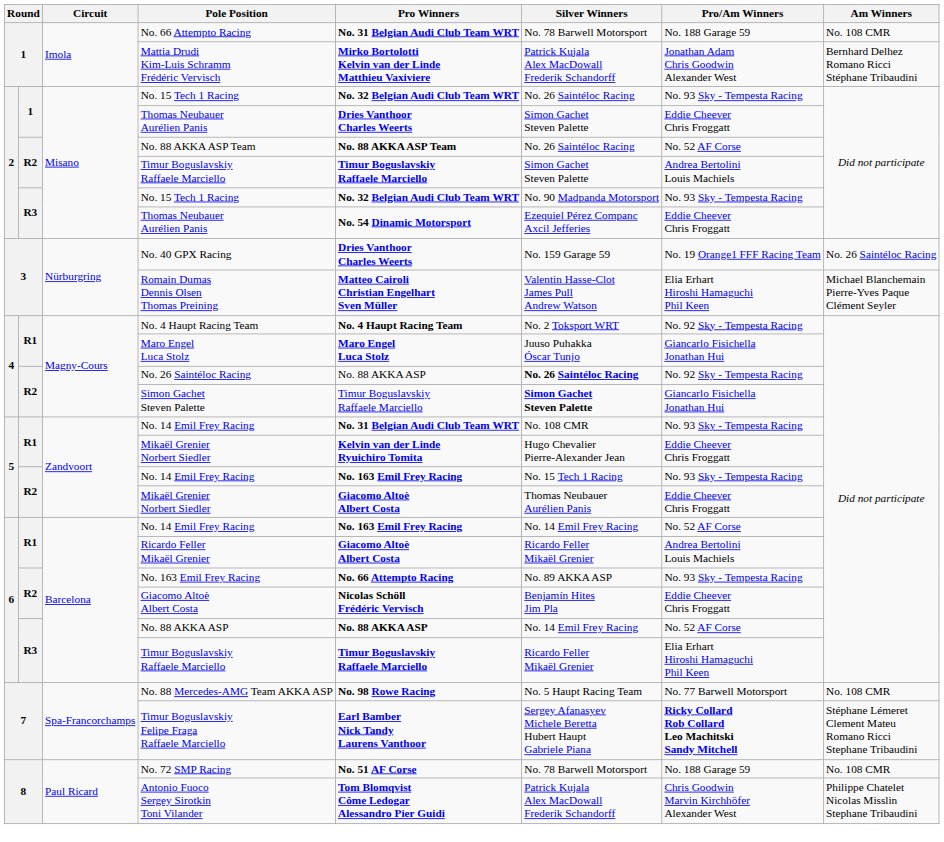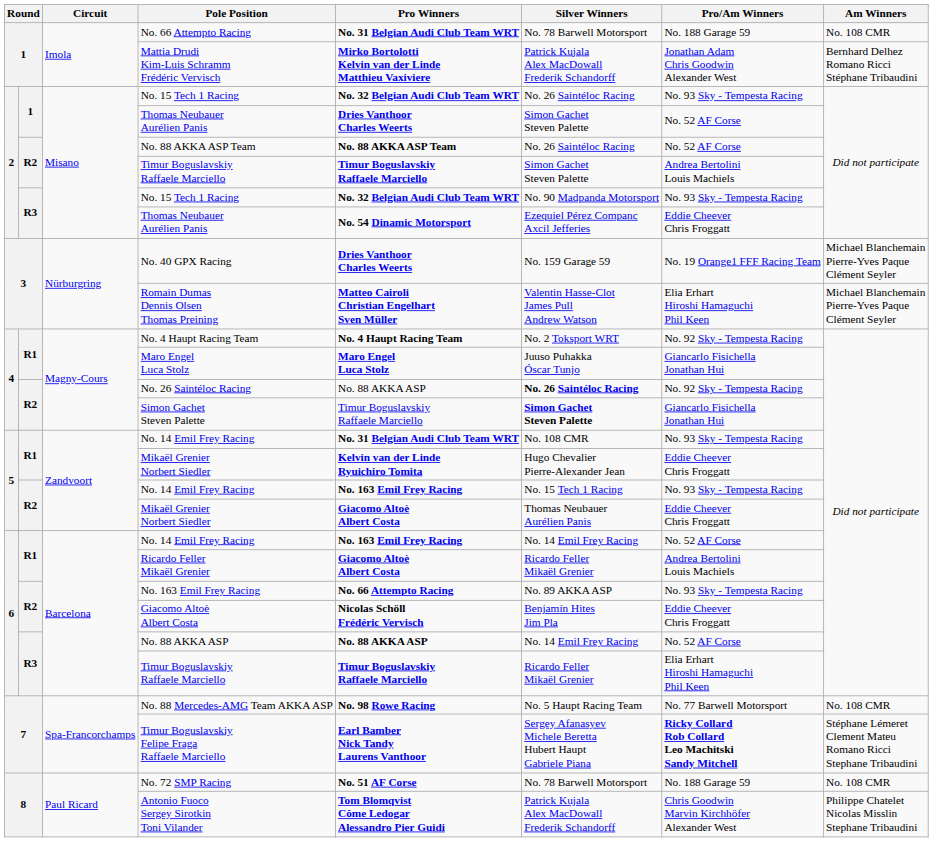(698, 121) Eddie Cheever Chris Froggatt -> (703, 121) No. 52 AF Corse
(881, 254) No. 26 Saintéloc Racing -> (876, 260) Michael Blanchemain Pierre-Yves Paque Clément Seyler
